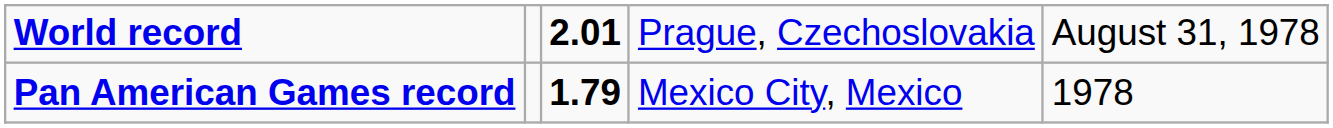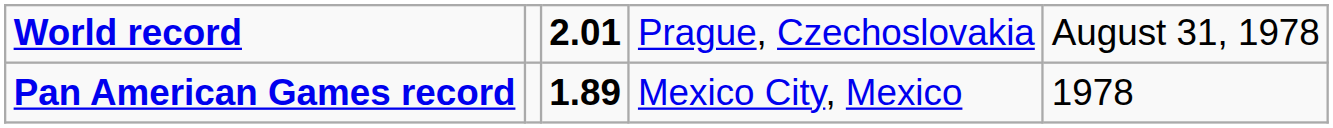(585, 92) 1.79 -> (585, 92) 1.89
